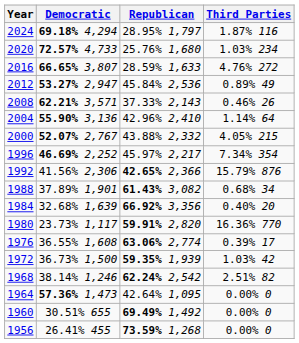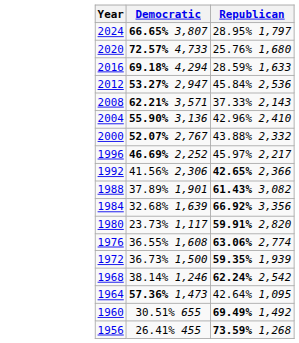- column: (249, 14)
(78, 32) 69.18% 4,294 -> (168, 32) 66.65% 3,807
(78, 67) 66.65% 3,807 -> (168, 67) 69.18% 4,294
